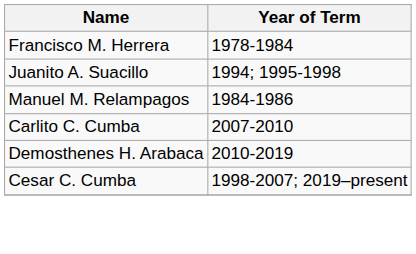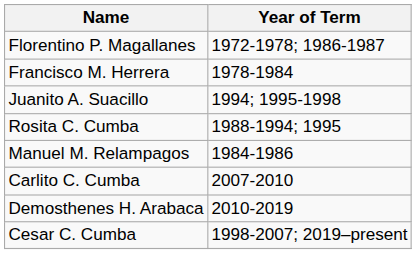+ row: (102, 45)
+ row: (74, 126)
